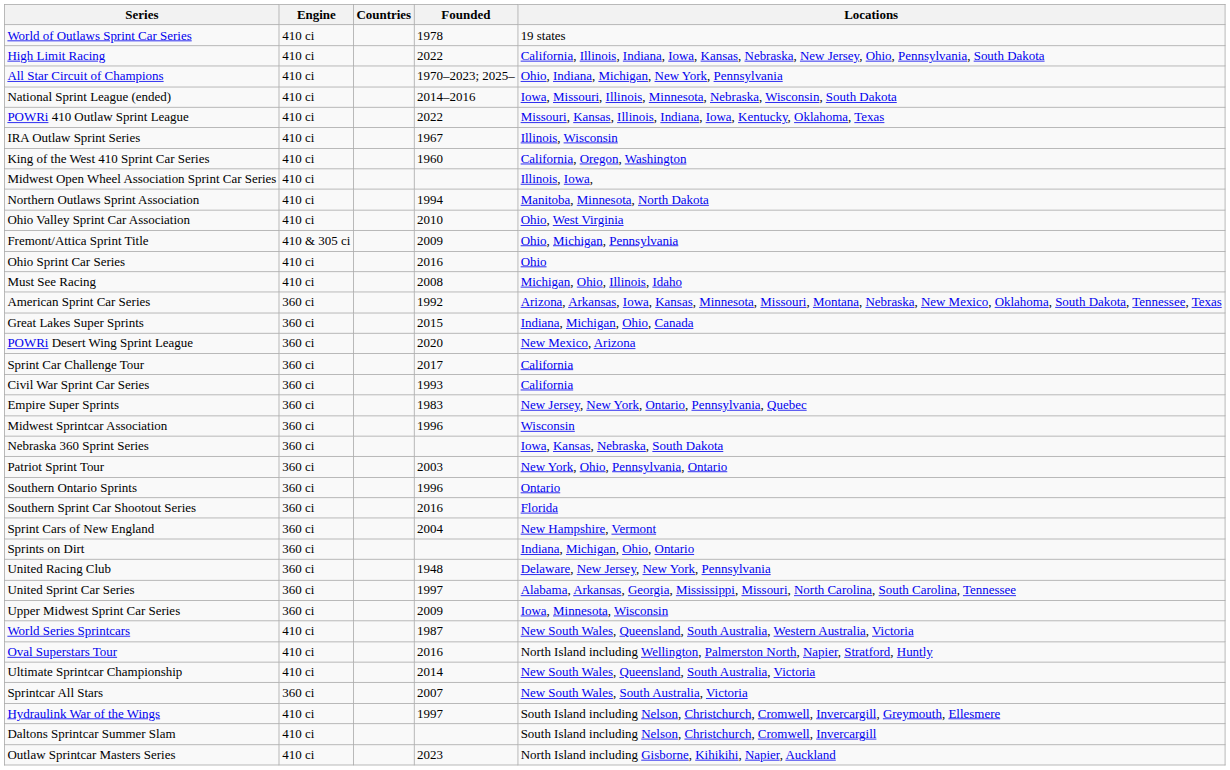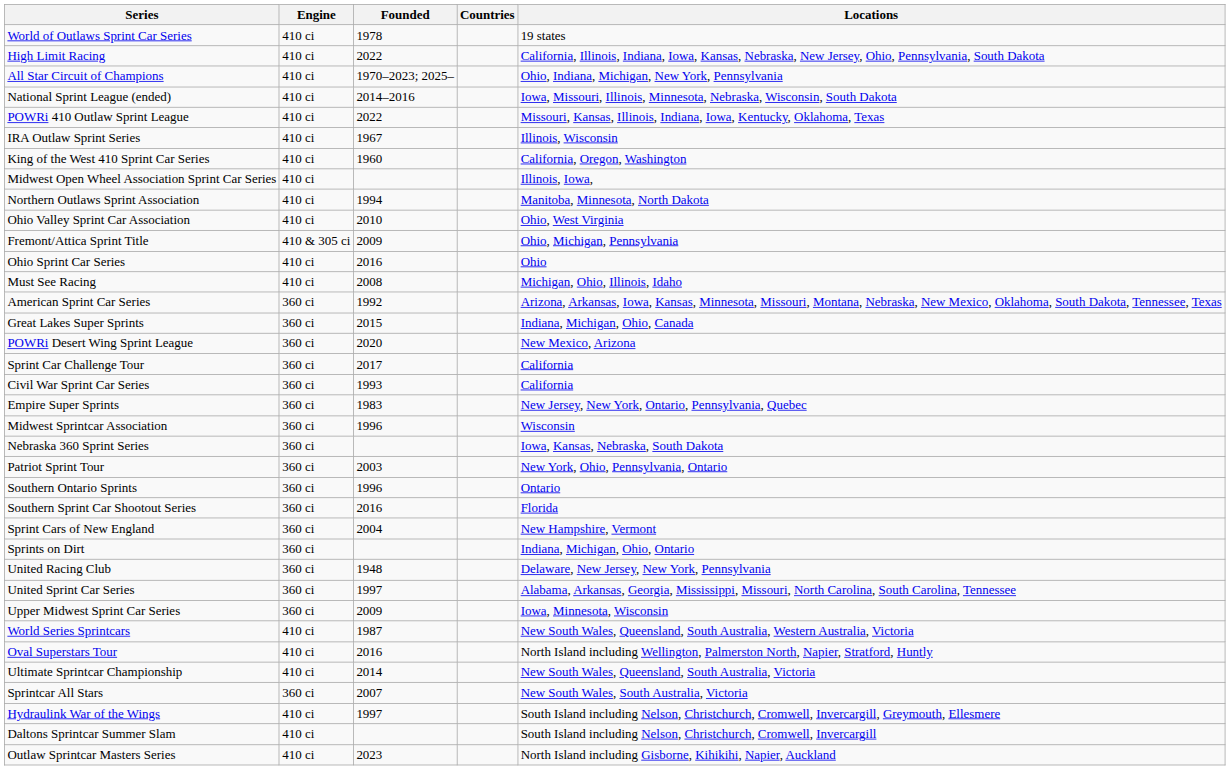columns swapped: (466, 14) <-> (384, 14)
